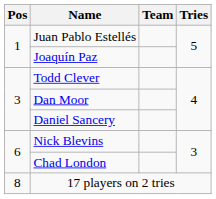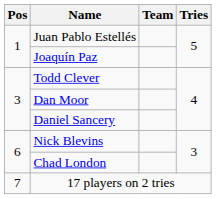(17, 183) 8 -> (17, 183) 7
